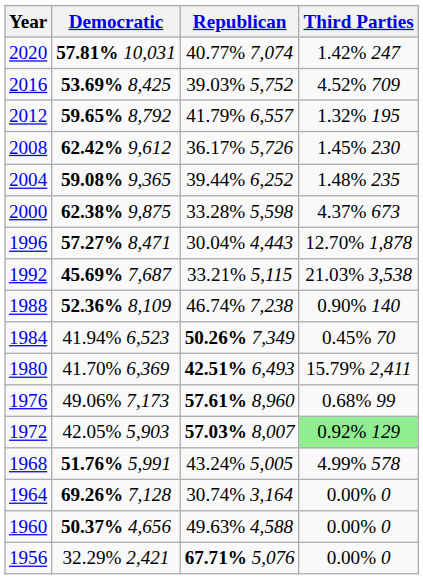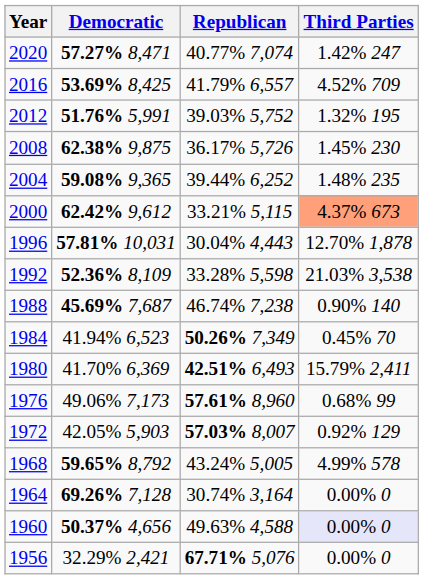(116, 53) 57.81% 10,031 -> (116, 53) 57.27% 8,471
(240, 84) 39.03% 5,752 -> (240, 84) 41.79% 6,557
(116, 116) 59.65% 8,792 -> (116, 116) 51.76% 5,991
(240, 116) 41.79% 6,557 -> (240, 116) 39.03% 5,752
(116, 147) 62.42% 9,612 -> (116, 147) 62.38% 9,875
(116, 210) 62.38% 9,875 -> (116, 210) 62.42% 9,612
(240, 210) 33.28% 5,598 -> (240, 210) 33.21% 5,115
(359, 210) no background -> (359, 210) lightsalmon background
(116, 242) 57.27% 8,471 -> (116, 242) 57.81% 10,031
(116, 274) 45.69% 7,687 -> (116, 274) 52.36% 8,109
(240, 274) 33.21% 5,115 -> (240, 274) 33.28% 5,598
(116, 305) 52.36% 8,109 -> (116, 305) 45.69% 7,687
(359, 431) lightgreen background -> (359, 431) no background
(116, 463) 51.76% 5,991 -> (116, 463) 59.65% 8,792
(359, 526) no background -> (359, 526) lavender background
